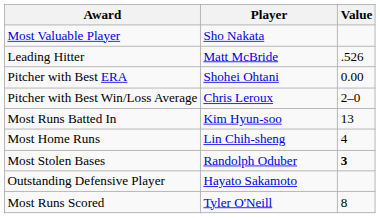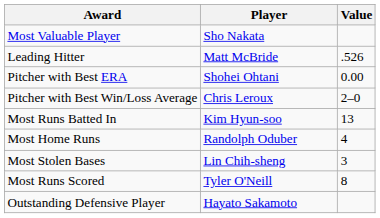(244, 139) Lin Chih-sheng -> (250, 139) Randolph Oduber
(250, 160) Randolph Oduber -> (244, 160) Lin Chih-sheng
(344, 160) bold -> (344, 160) normal
rows swapped: (56, 202) <-> (86, 181)
